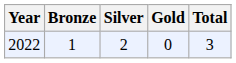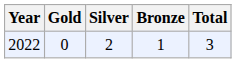columns swapped: (168, 18) <-> (72, 18)
